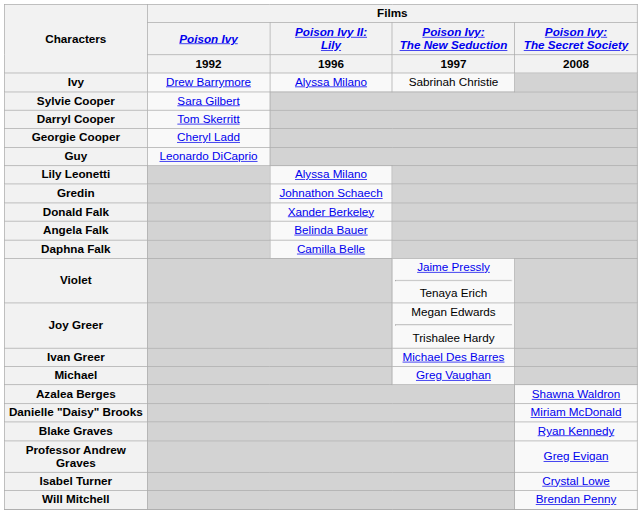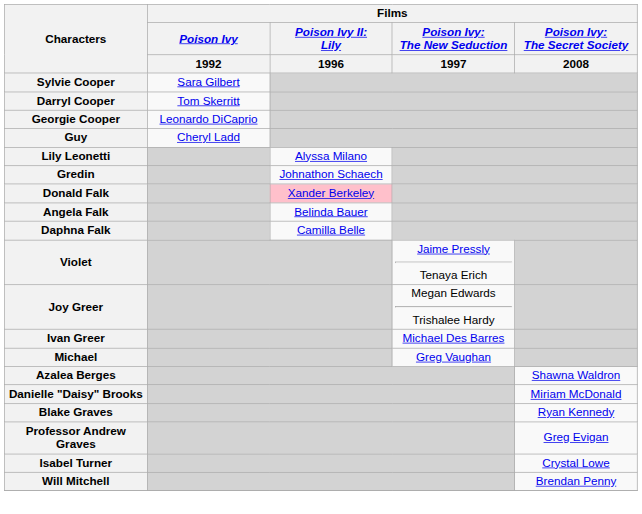- row: (76, 82)
(209, 138) Cheryl Ladd -> (209, 119) Leonardo DiCaprio
(209, 156) Leonardo DiCaprio -> (209, 138) Cheryl Ladd
(331, 212) no background -> (331, 193) pink background
